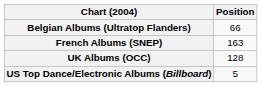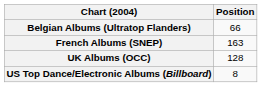(235, 74) 5 -> (235, 74) 8
